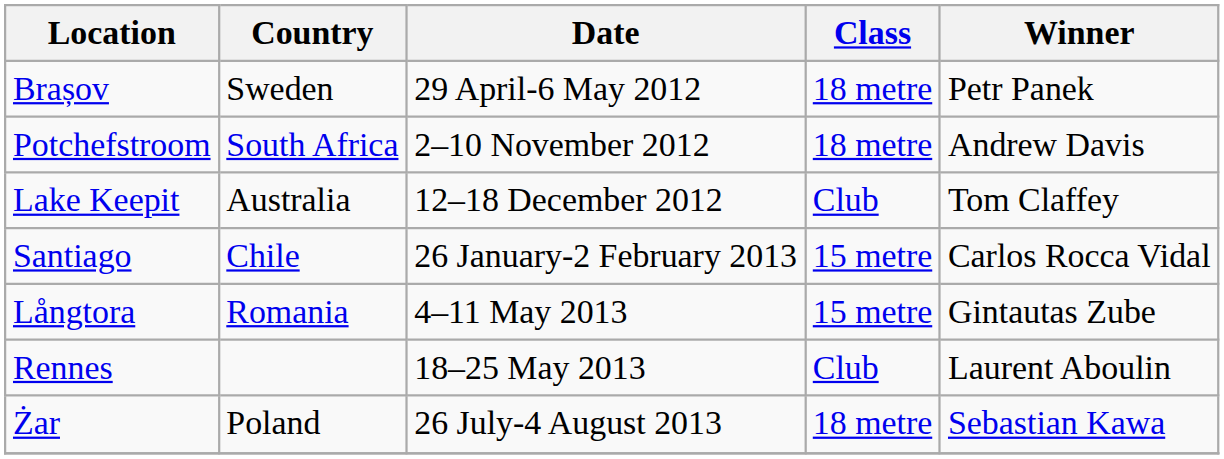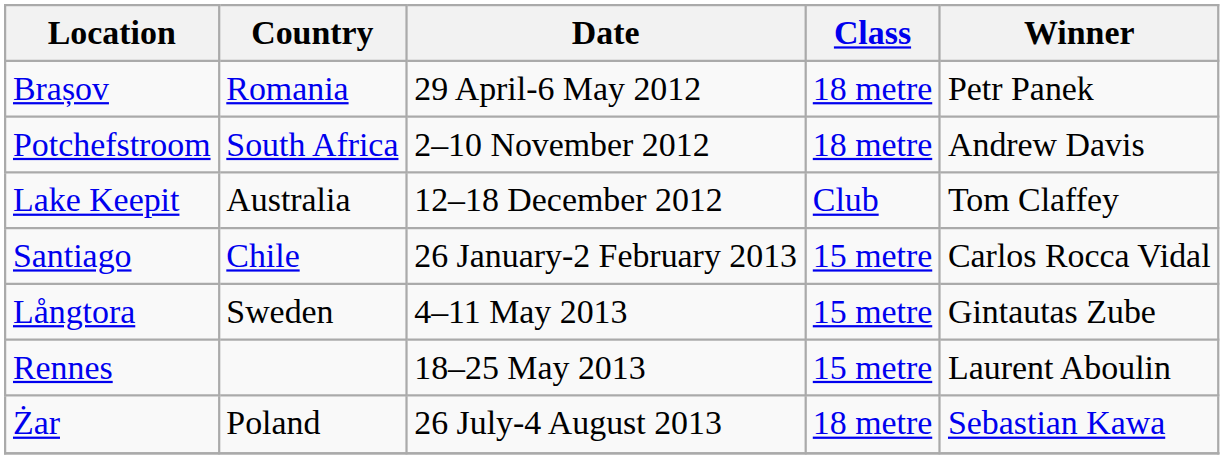(280, 88) Sweden -> (287, 88) Romania
(287, 312) Romania -> (280, 312) Sweden
(846, 367) Club -> (873, 367) 15 metre
